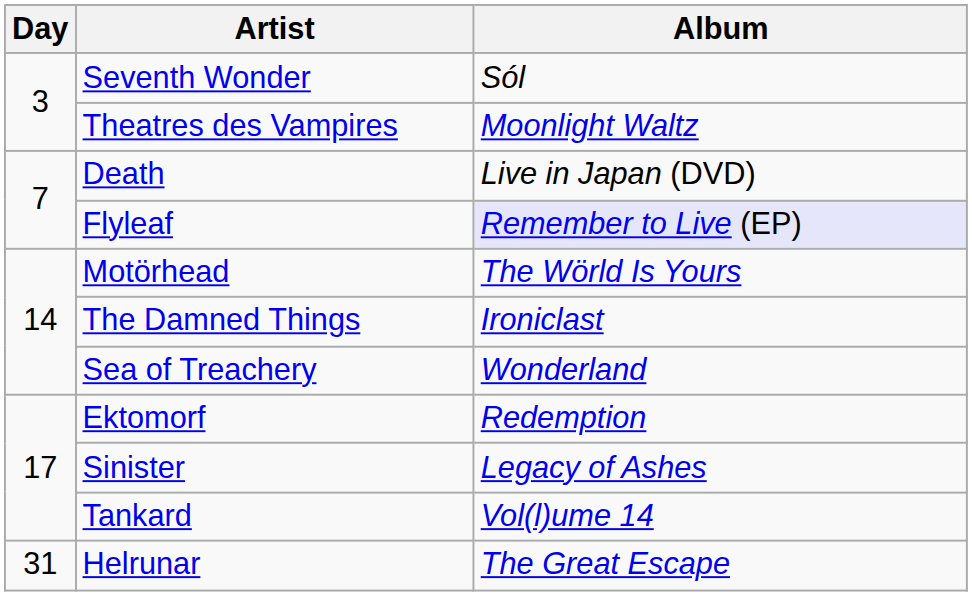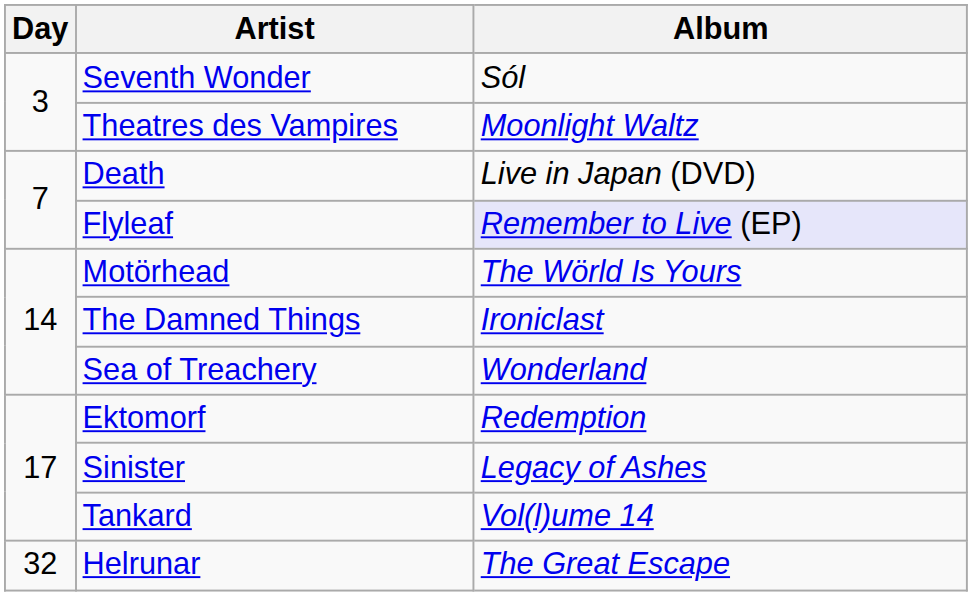(40, 564) 31 -> (40, 564) 32
